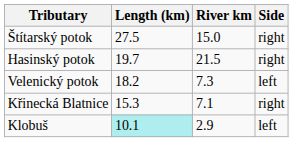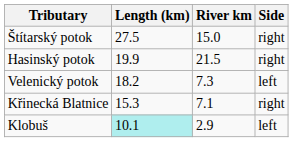(127, 59) 19.7 -> (127, 59) 19.9
